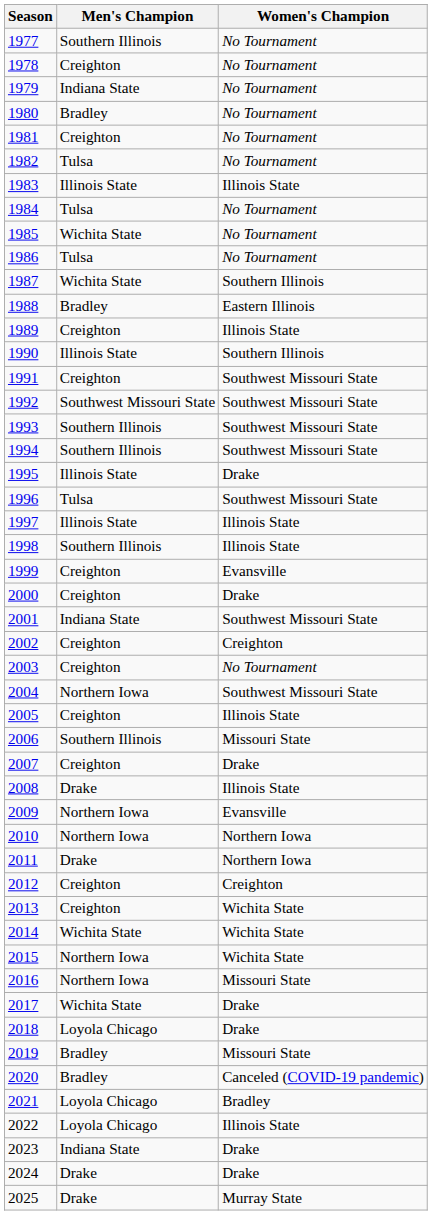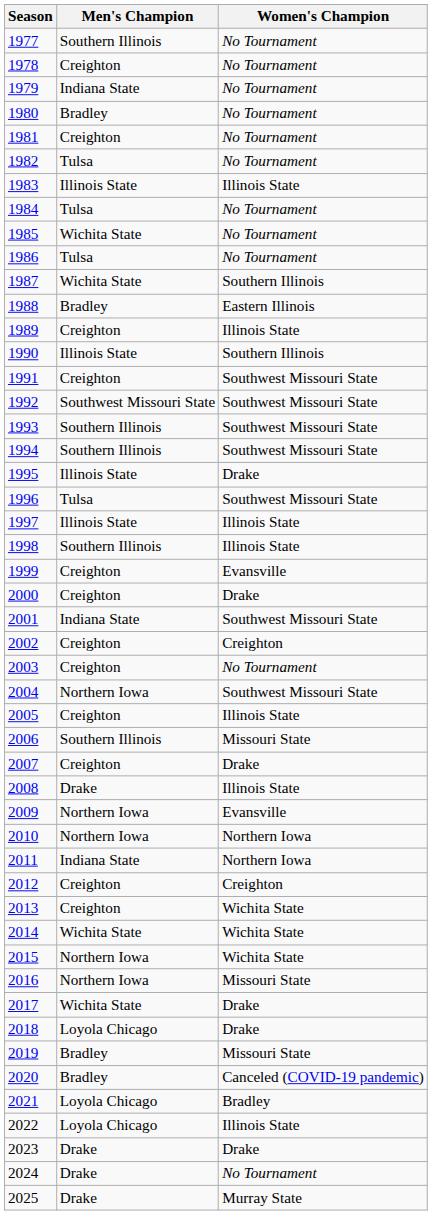(78, 860) Drake -> (100, 860) Indiana State
(100, 1149) Indiana State -> (78, 1149) Drake
(241, 1173) Drake -> (269, 1173) No Tournament
